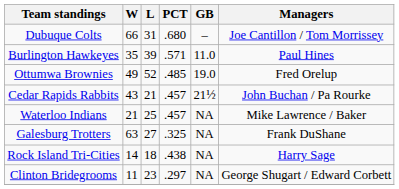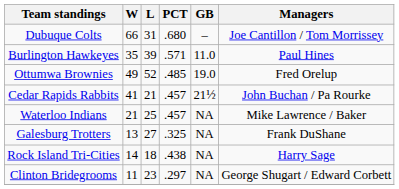(132, 94) 43 -> (132, 94) 41
(132, 134) 63 -> (132, 134) 13
